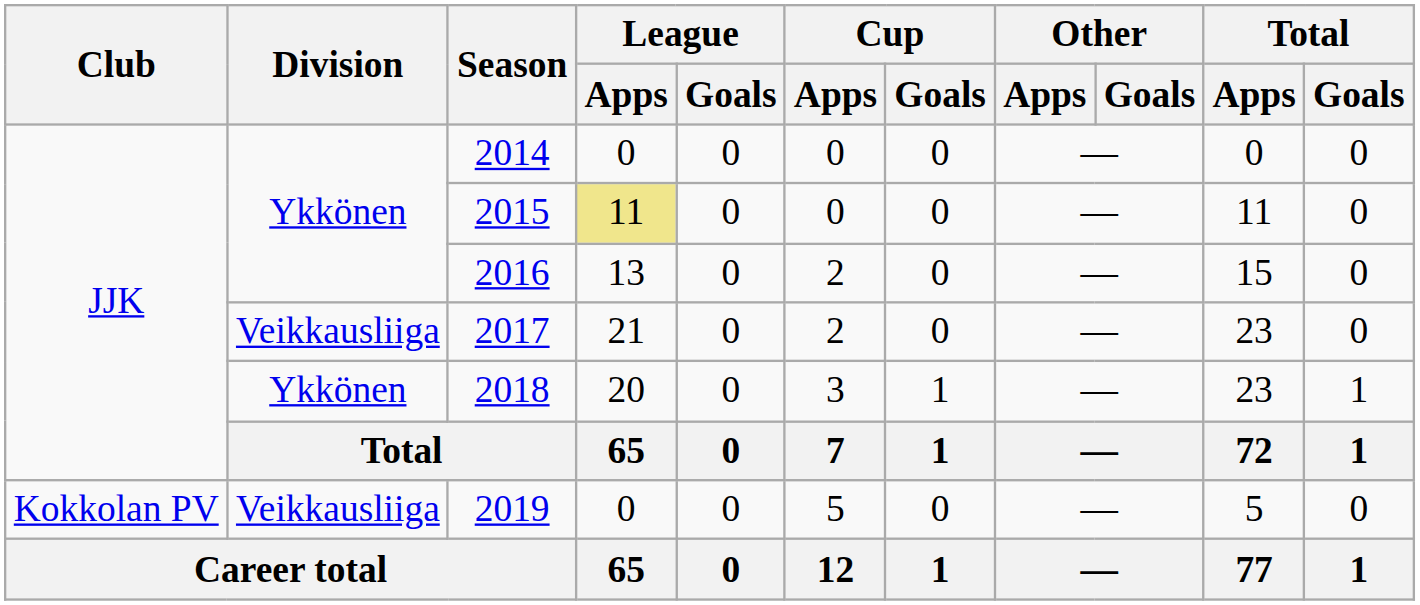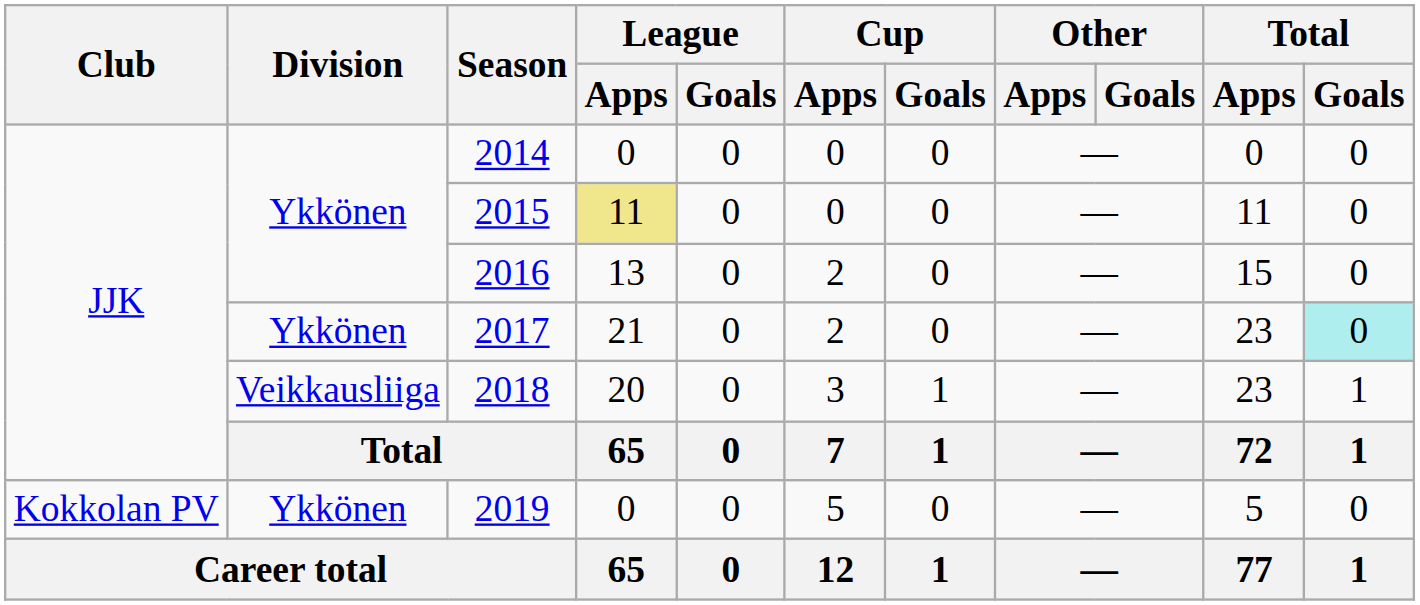(338, 331) Veikkausliiga -> (338, 331) Ykkönen
(1359, 331) no background -> (1359, 331) paleturquoise background
(338, 390) Ykkönen -> (338, 390) Veikkausliiga
(338, 509) Veikkausliiga -> (338, 509) Ykkönen
